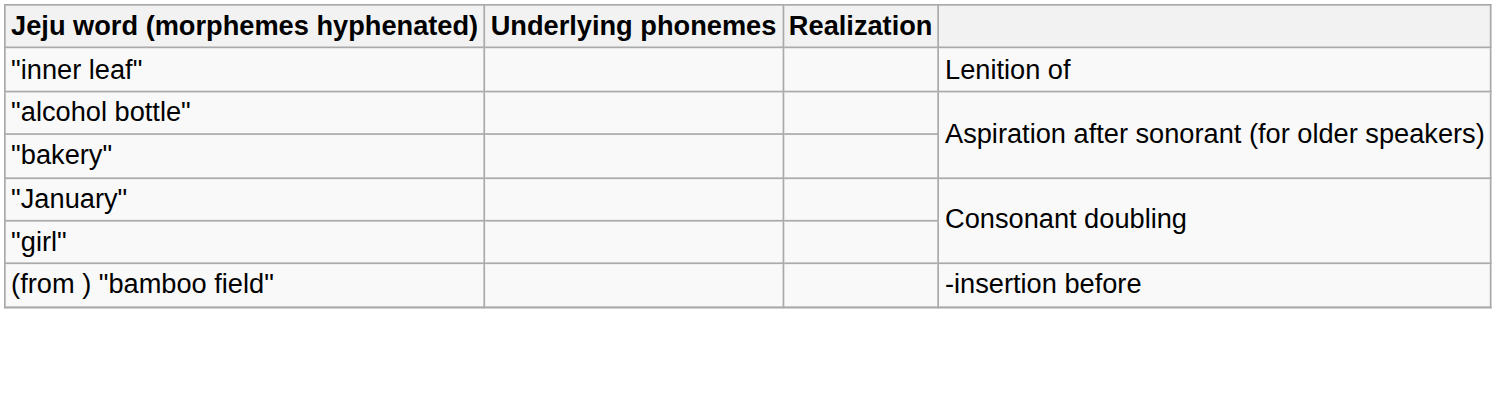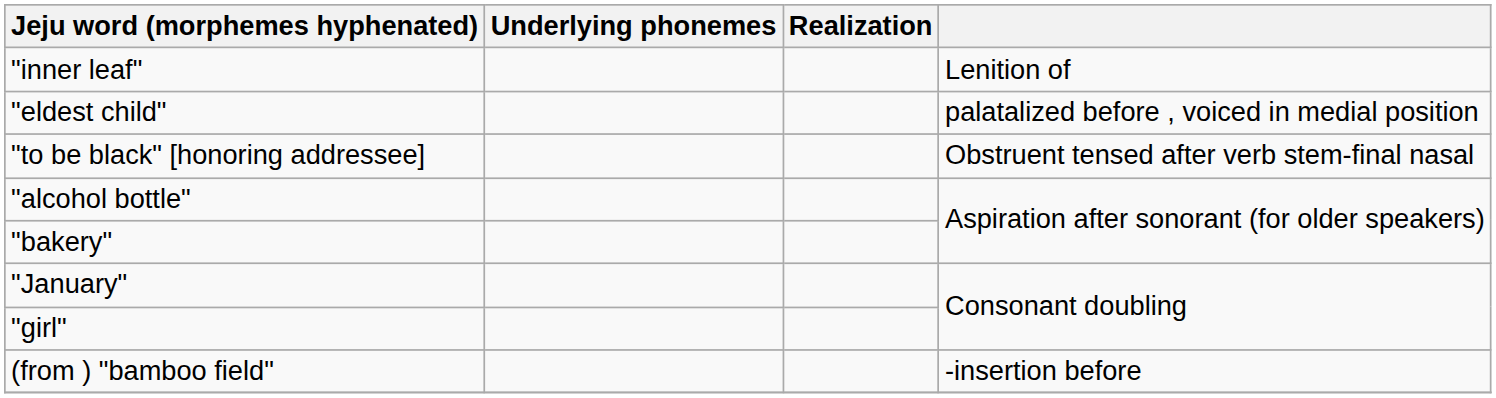+ row: (89, 112)
+ row: (218, 155)
